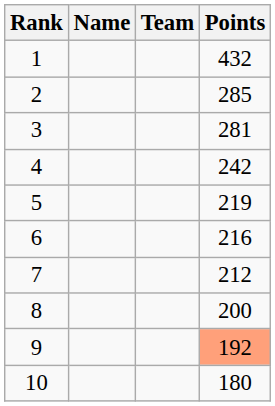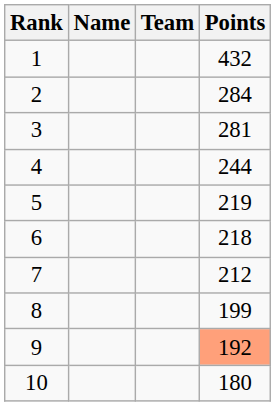(235, 94) 285 -> (235, 94) 284
(235, 166) 242 -> (235, 166) 244
(235, 238) 216 -> (235, 238) 218
(235, 310) 200 -> (235, 310) 199
